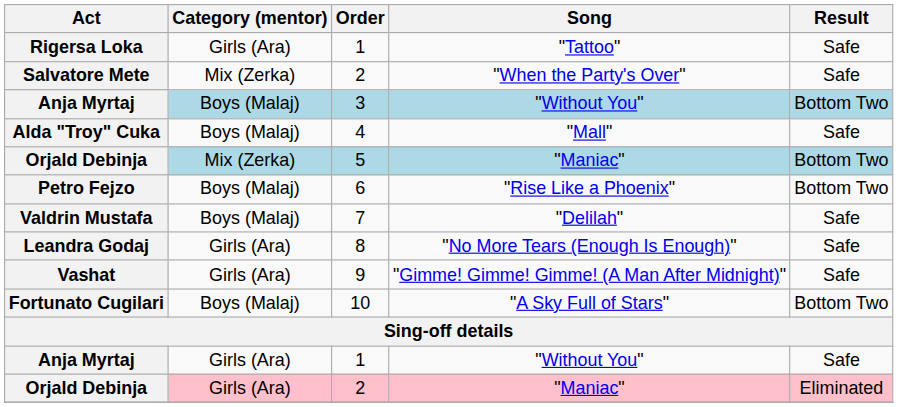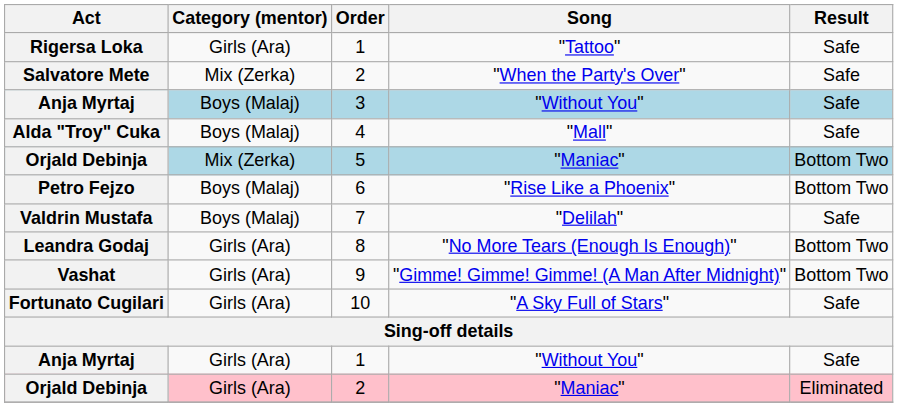(841, 103) Bottom Two -> (841, 103) Safe
(841, 246) Safe -> (841, 246) Bottom Two
(841, 274) Safe -> (841, 274) Bottom Two
(250, 302) Boys (Malaj) -> (250, 302) Girls (Ara)
(841, 302) Bottom Two -> (841, 302) Safe
